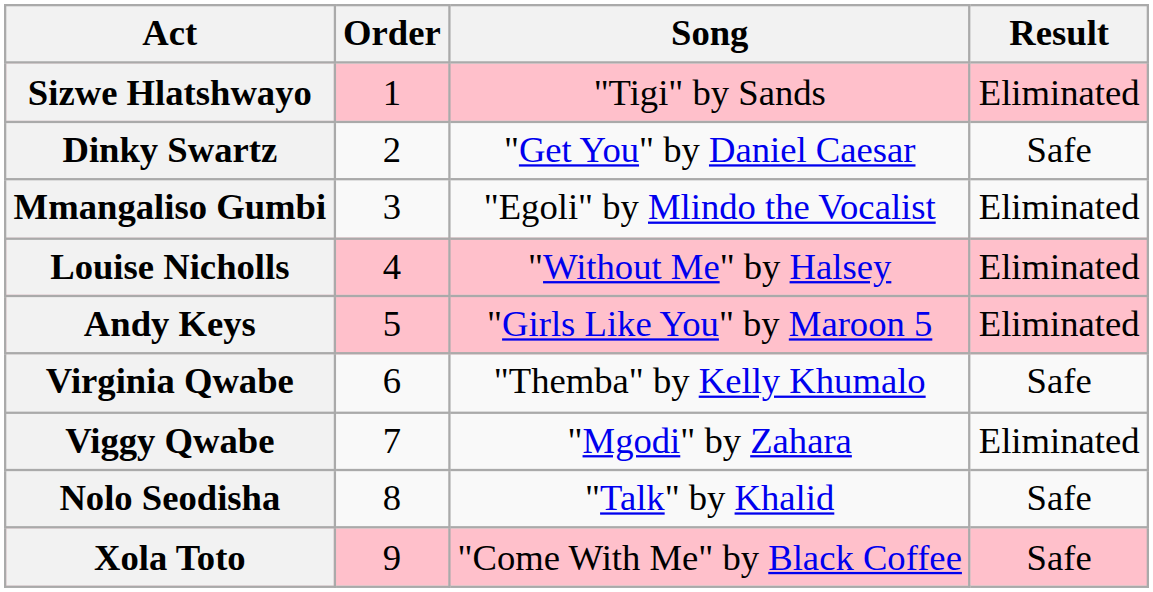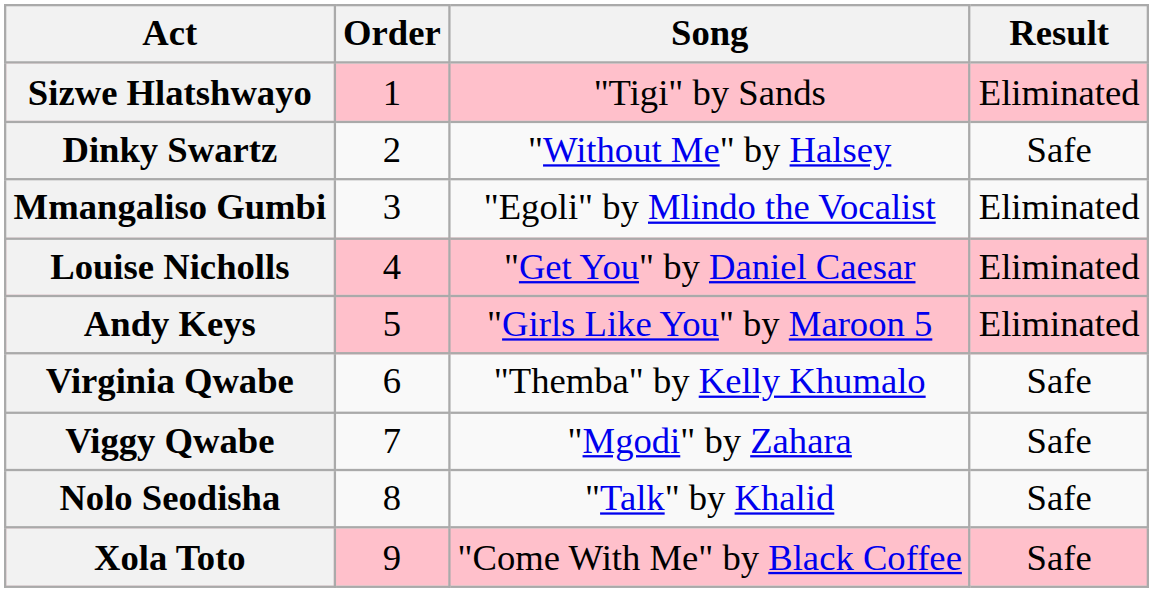(710, 149) "Get You" by Daniel Caesar -> (710, 149) "Without Me" by Halsey
(710, 265) "Without Me" by Halsey -> (710, 265) "Get You" by Daniel Caesar
(1059, 440) Eliminated -> (1059, 440) Safe
